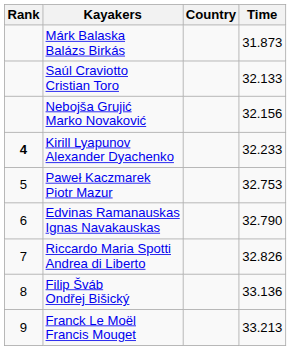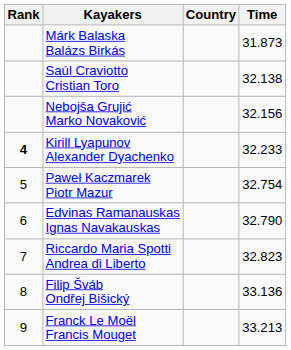(262, 78) 32.133 -> (262, 78) 32.138
(262, 185) 32.753 -> (262, 185) 32.754
(262, 256) 32.826 -> (262, 256) 32.823
